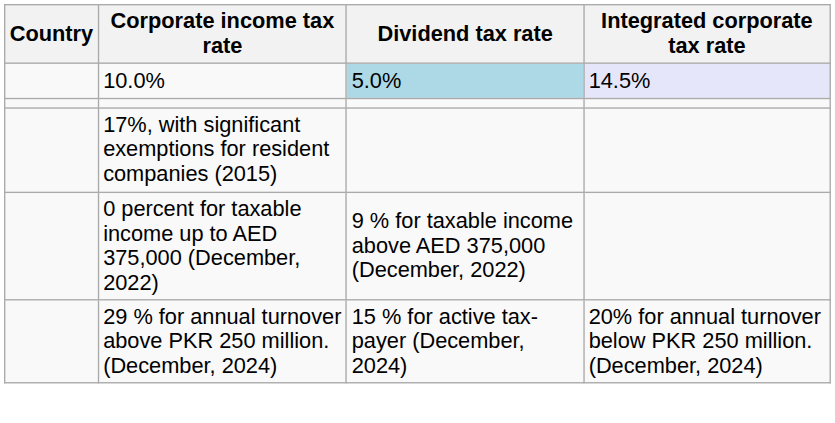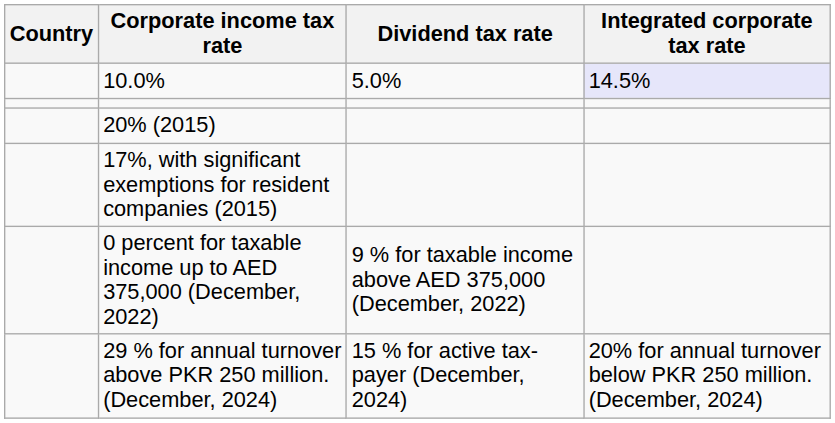(376, 80) lightblue background -> (376, 80) no background
+ row: (159, 125)
